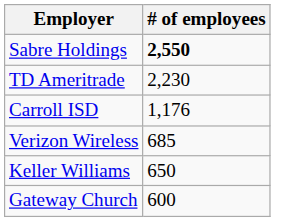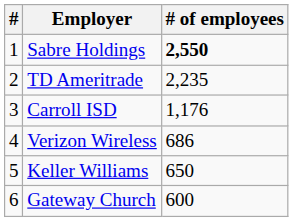+ column: (14, 19)
(169, 79) 2,230 -> (187, 79) 2,235
(162, 140) 685 -> (180, 140) 686
